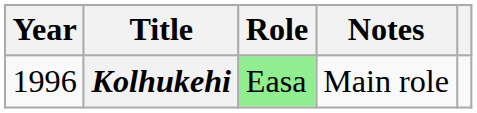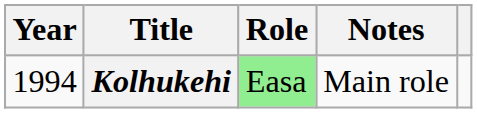(45, 81) 1996 -> (45, 81) 1994
